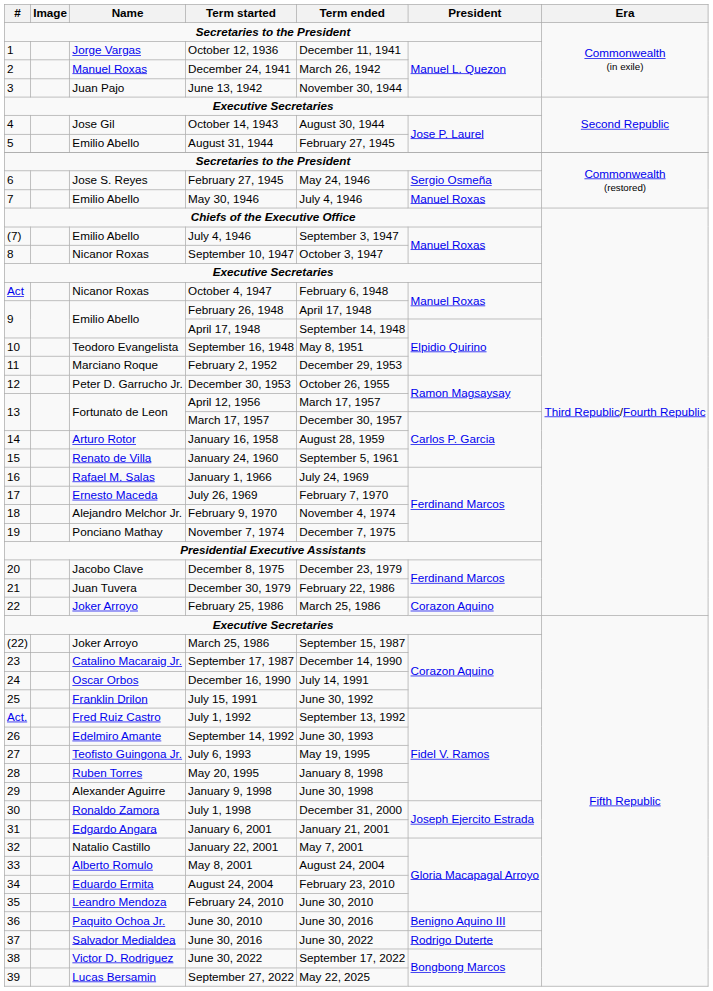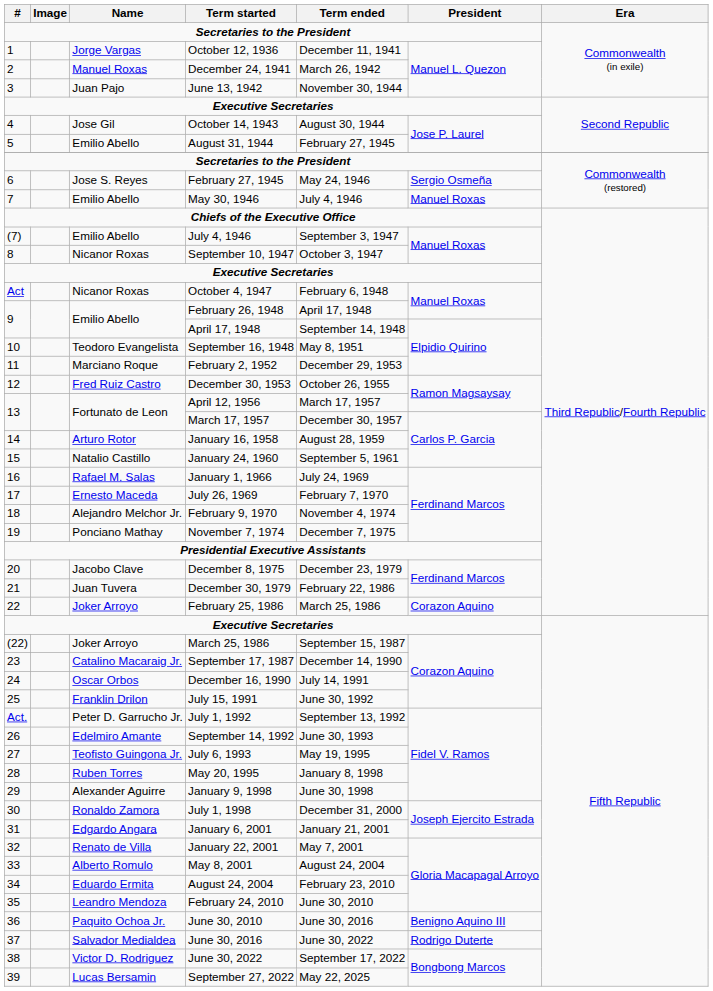(128, 384) Peter D. Garrucho Jr. -> (116, 384) Fred Ruiz Castro
(112, 458) Renato de Villa -> (111, 458) Natalio Castillo
(116, 717) Fred Ruiz Castro -> (128, 717) Peter D. Garrucho Jr.
(111, 847) Natalio Castillo -> (112, 847) Renato de Villa
